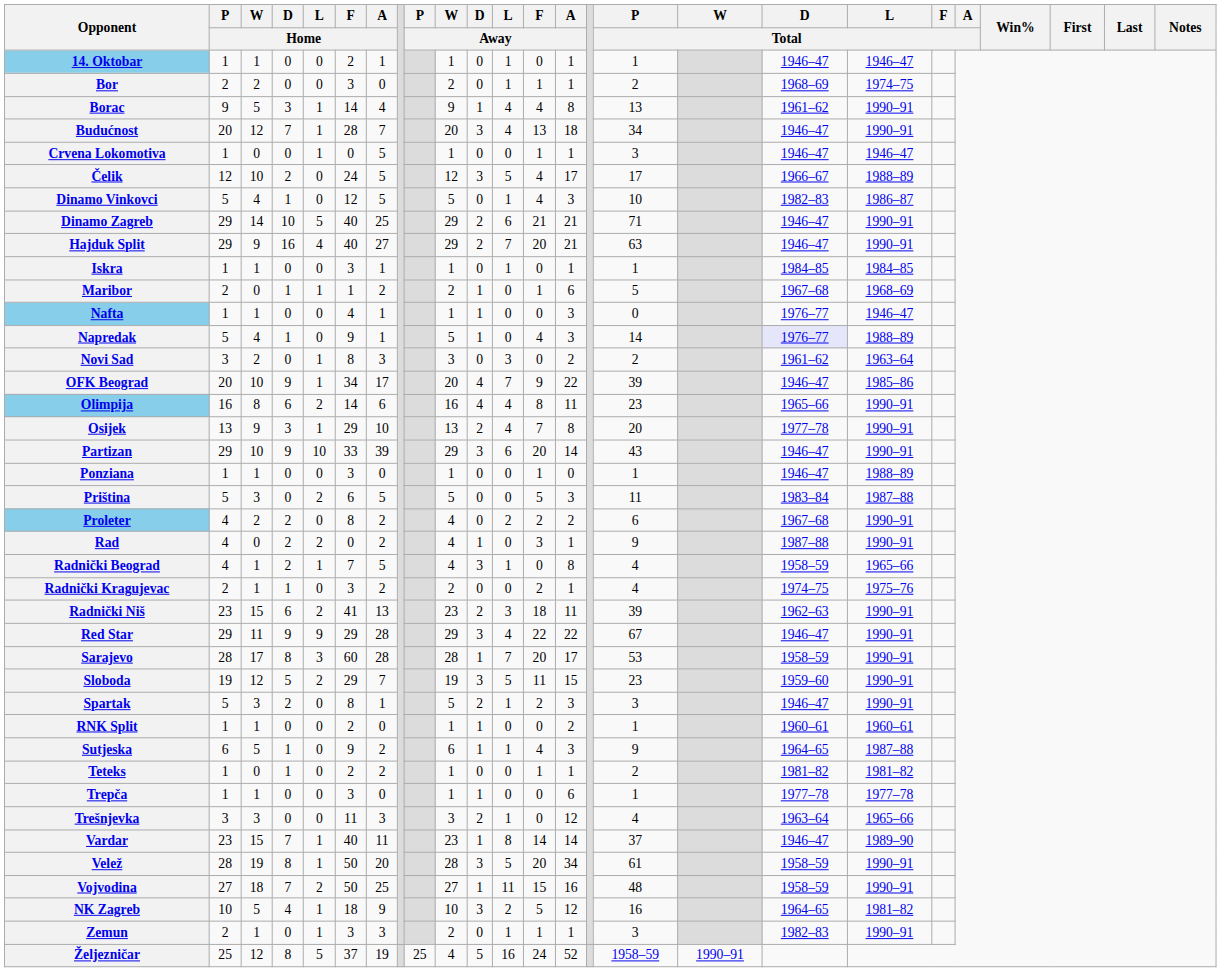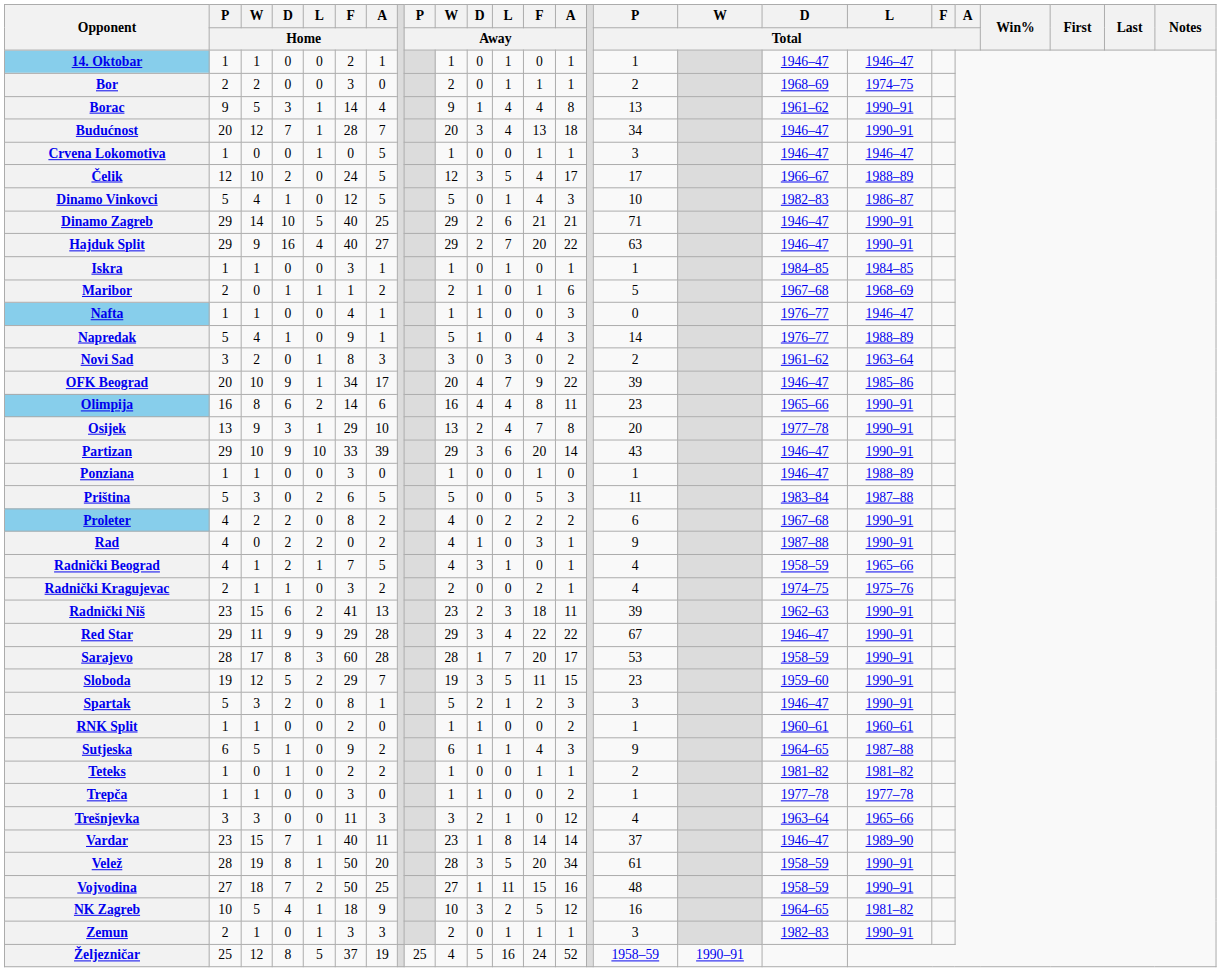(571, 245) 21 -> (571, 245) 22
(805, 336) lavender background -> (805, 336) no background
(571, 566) 8 -> (571, 566) 1
(571, 795) 6 -> (571, 795) 2
